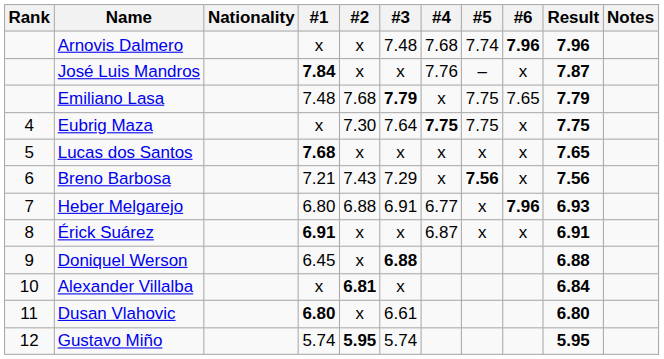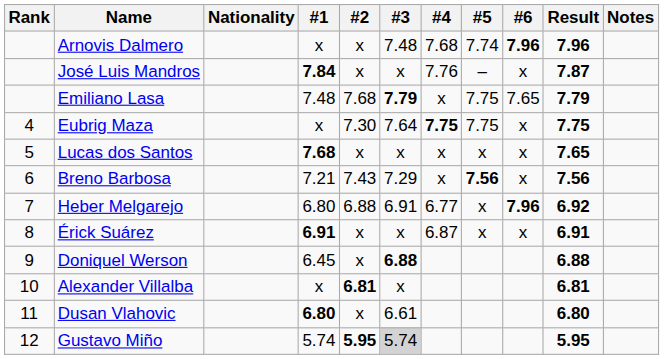(573, 206) 6.93 -> (573, 206) 6.92
(573, 286) 6.84 -> (573, 286) 6.81
(401, 340) no background -> (401, 340) lightgrey background
